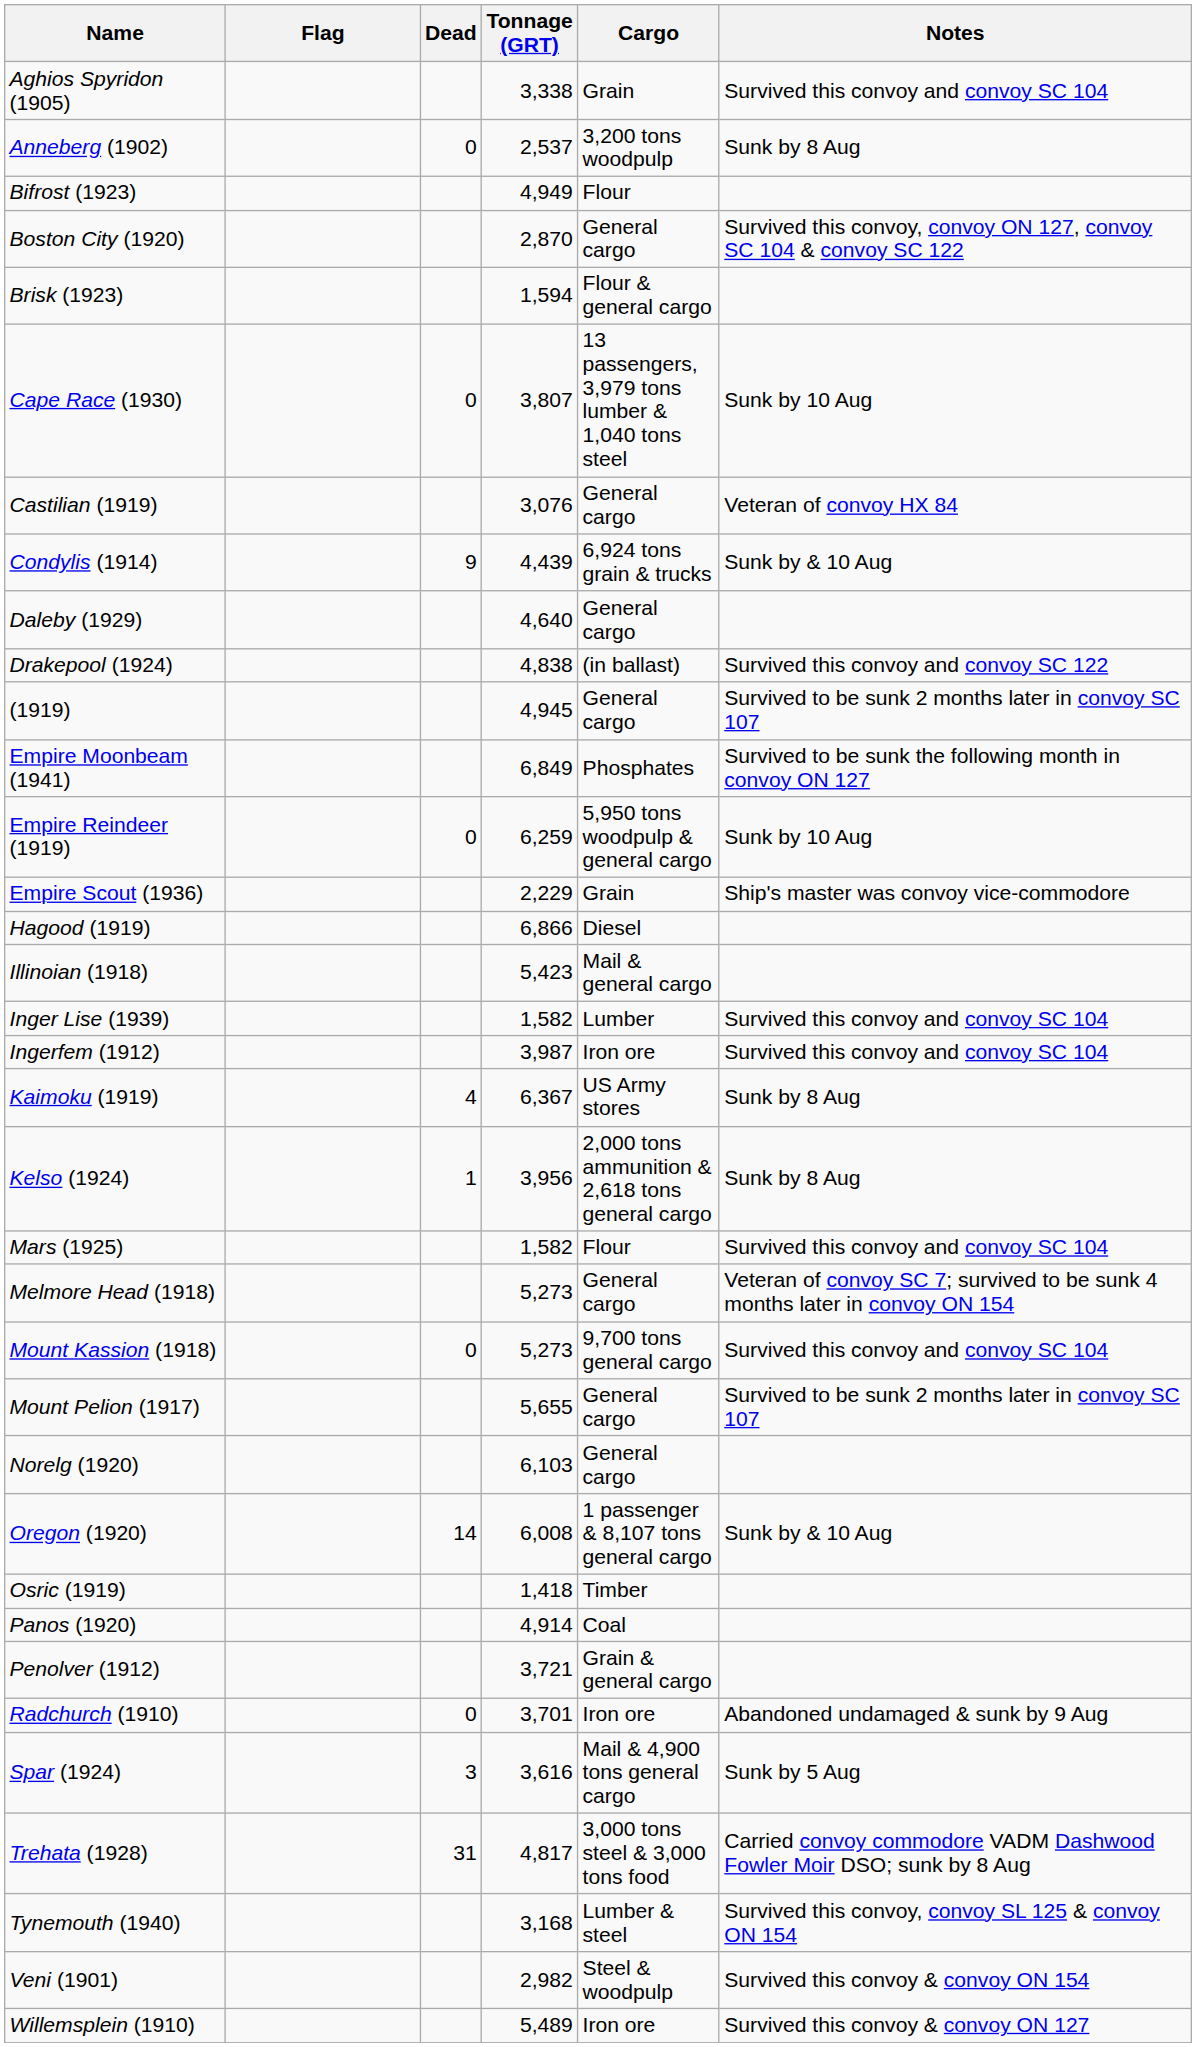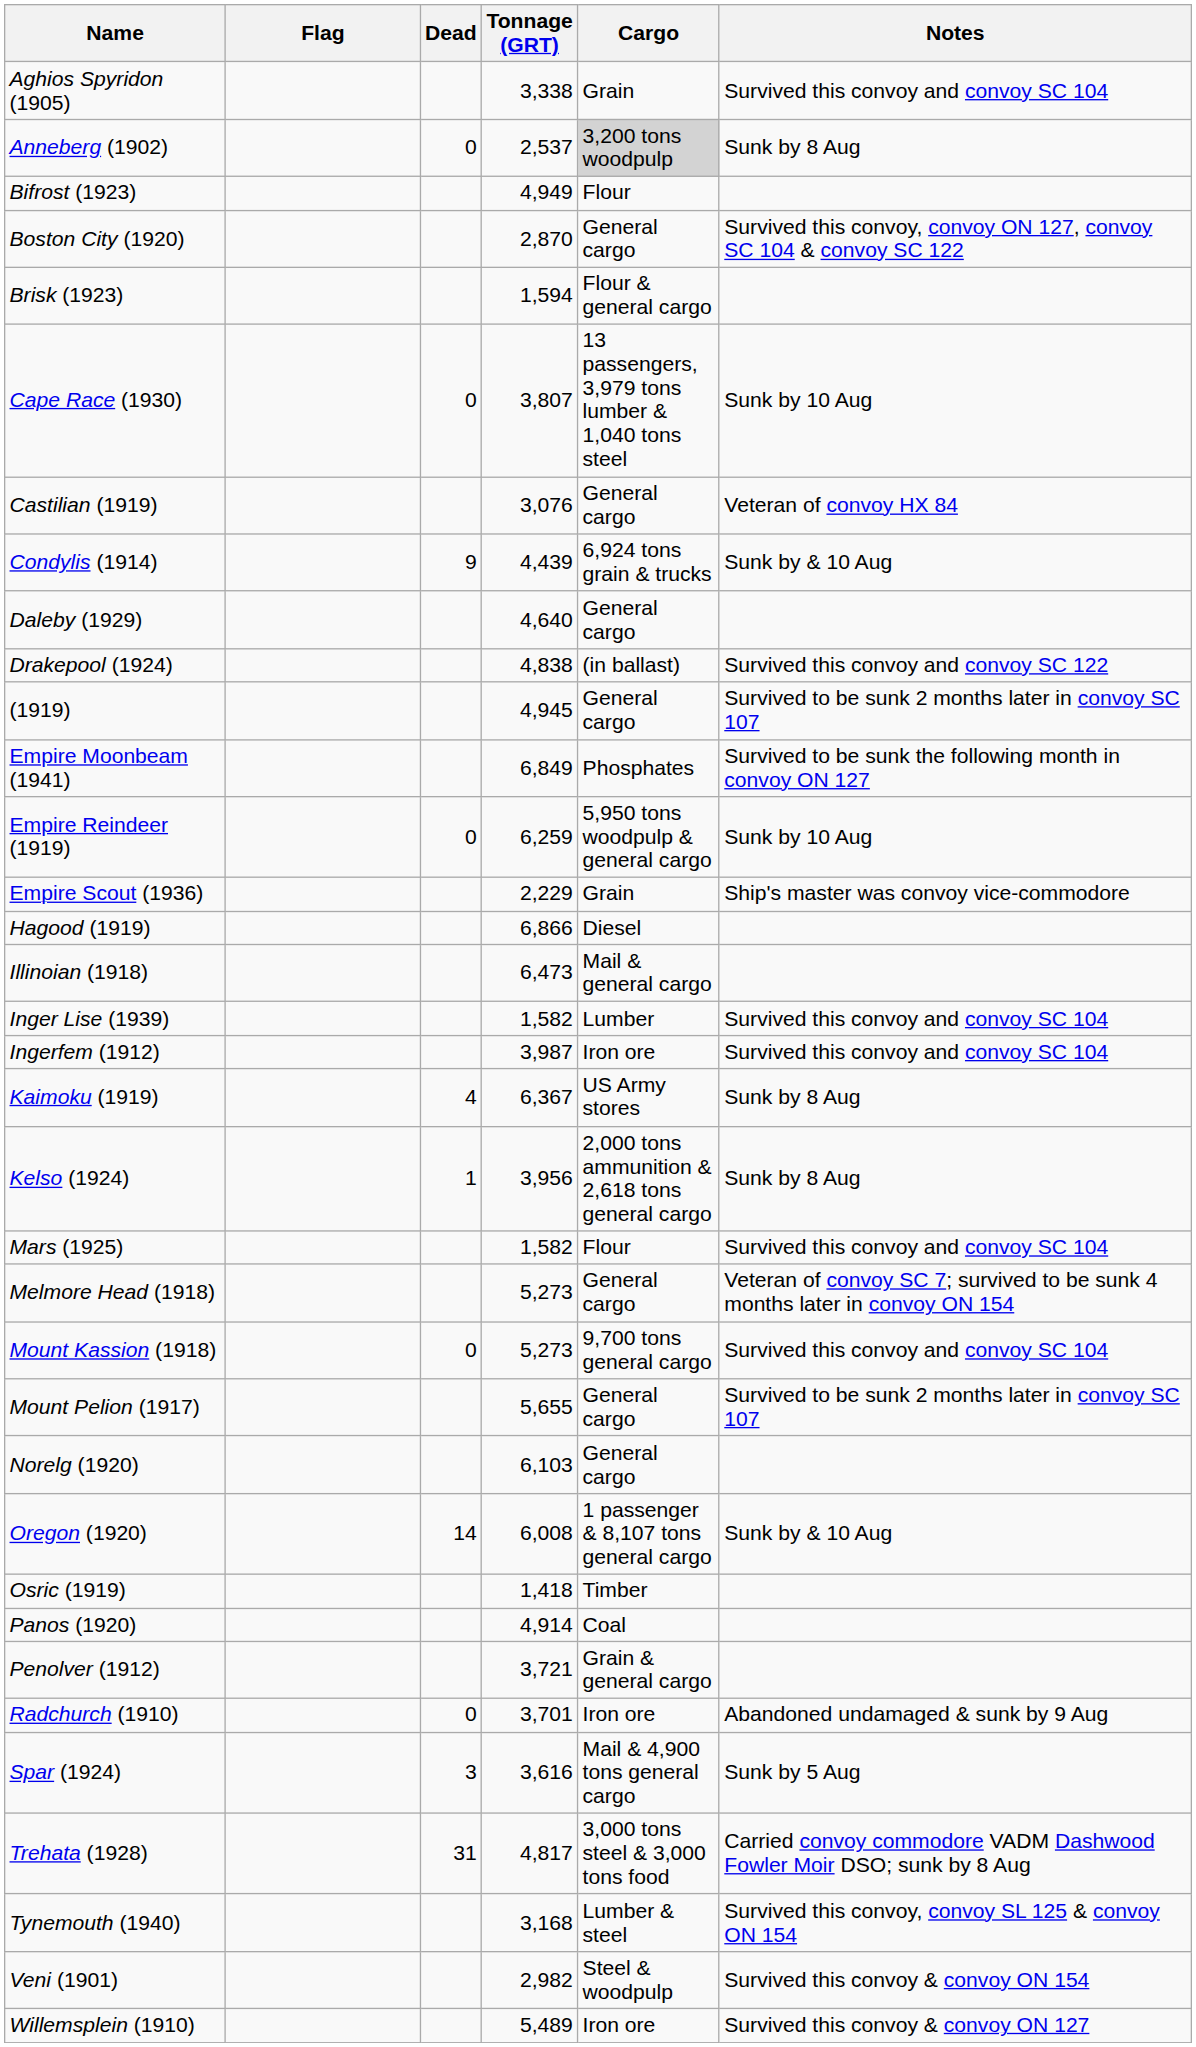(632, 147) no background -> (632, 147) lightgrey background
(546, 972) 5,423 -> (546, 972) 6,473
